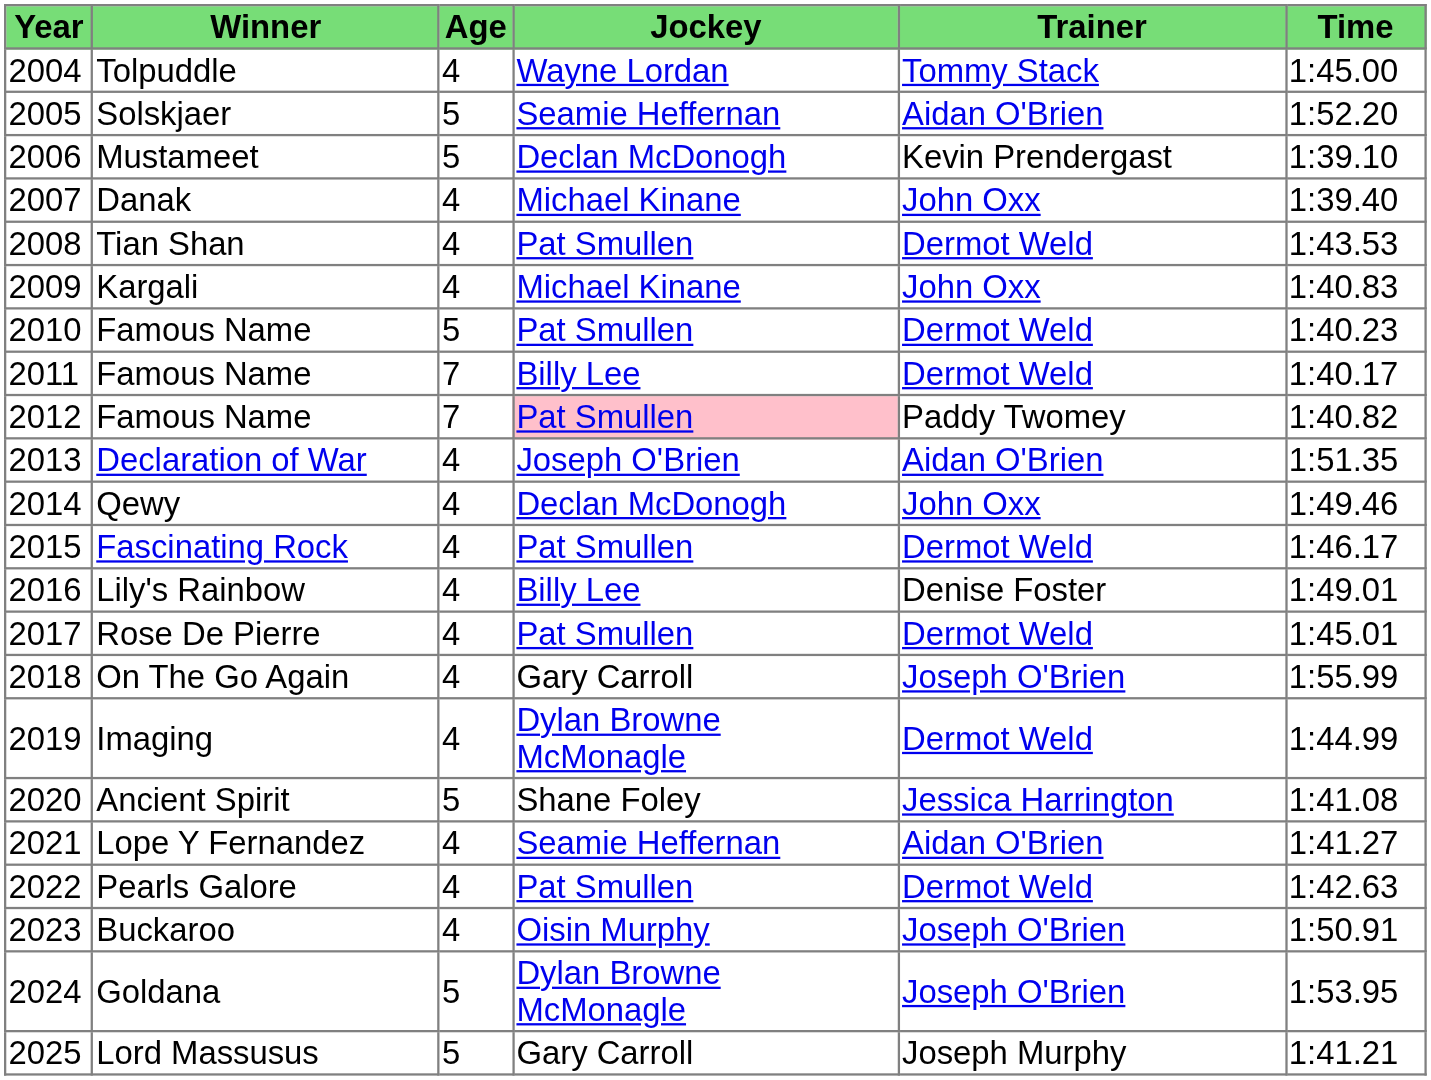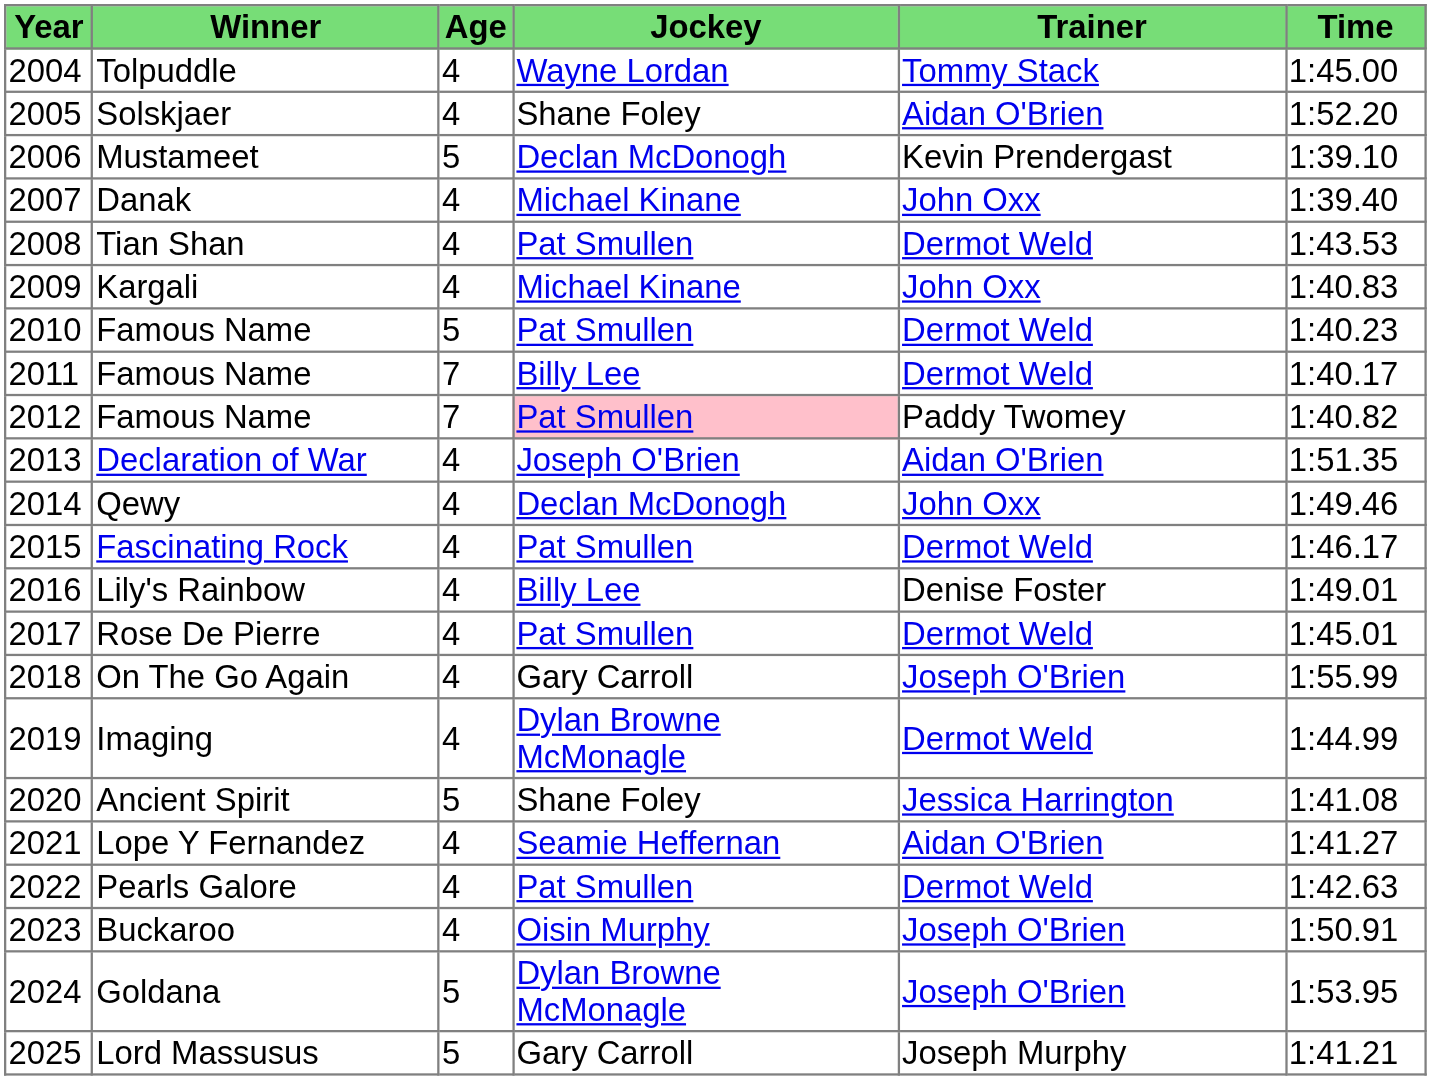(451, 113) 5 -> (451, 113) 4
(648, 113) Seamie Heffernan -> (609, 113) Shane Foley
